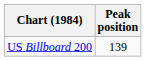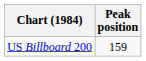(118, 46) 139 -> (118, 46) 159
